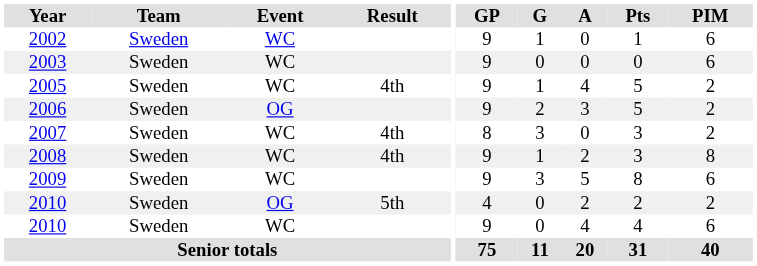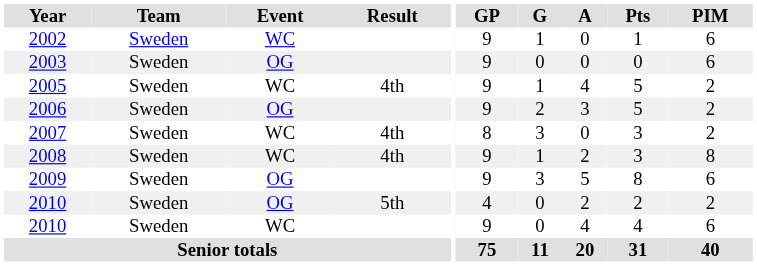(280, 62) WC -> (280, 62) OG
(280, 179) WC -> (280, 179) OG
